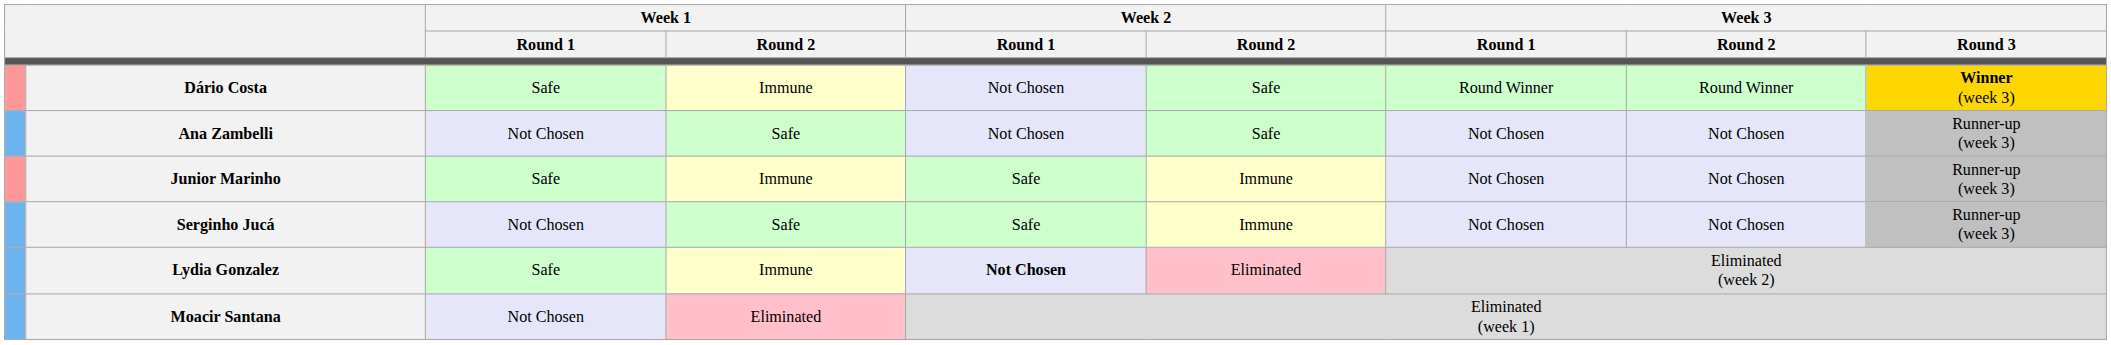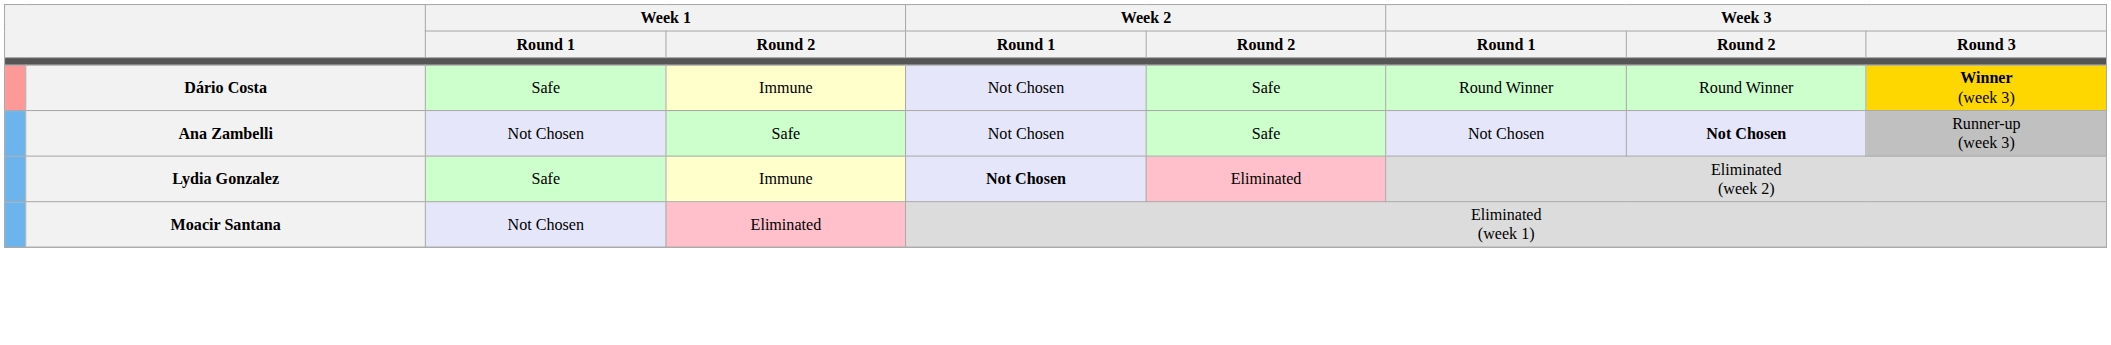(1746, 133) normal -> (1746, 133) bold
- row: (226, 179)
- row: (226, 225)
